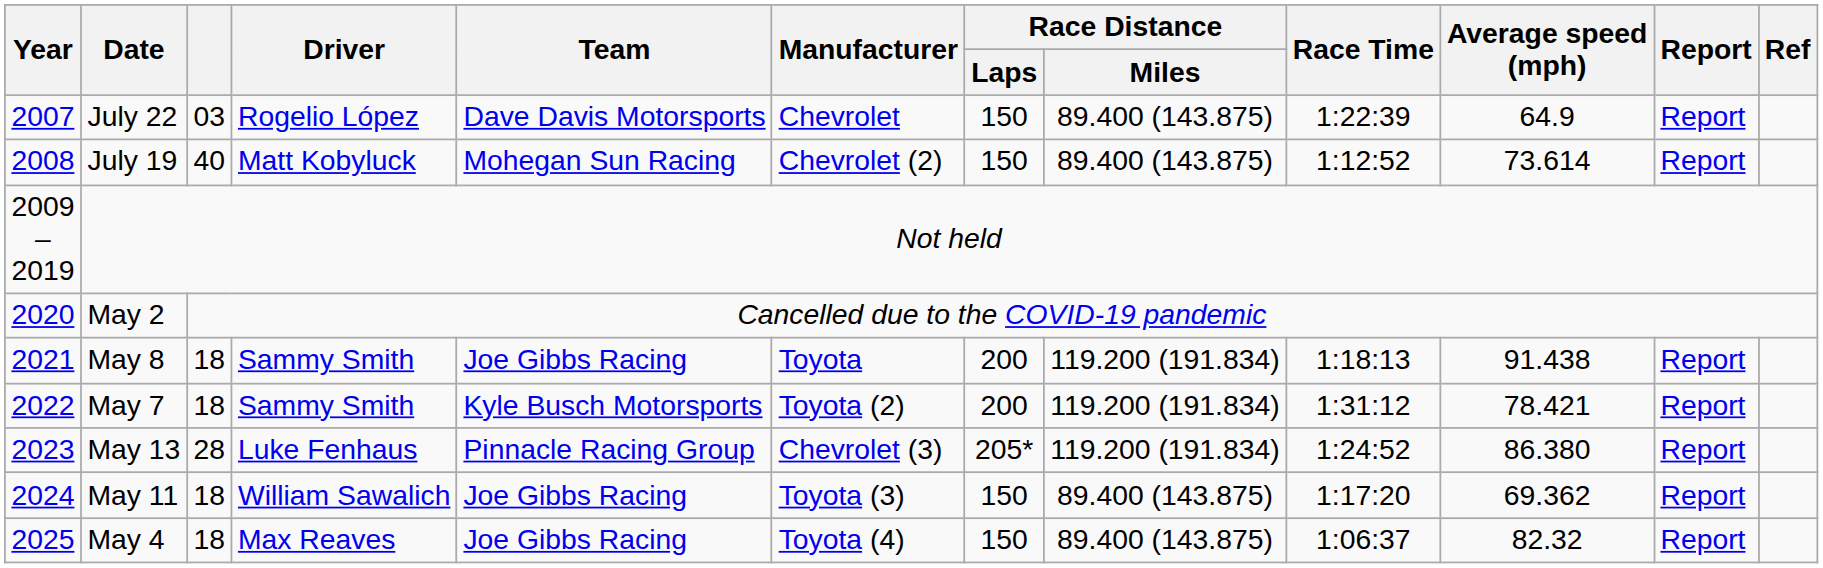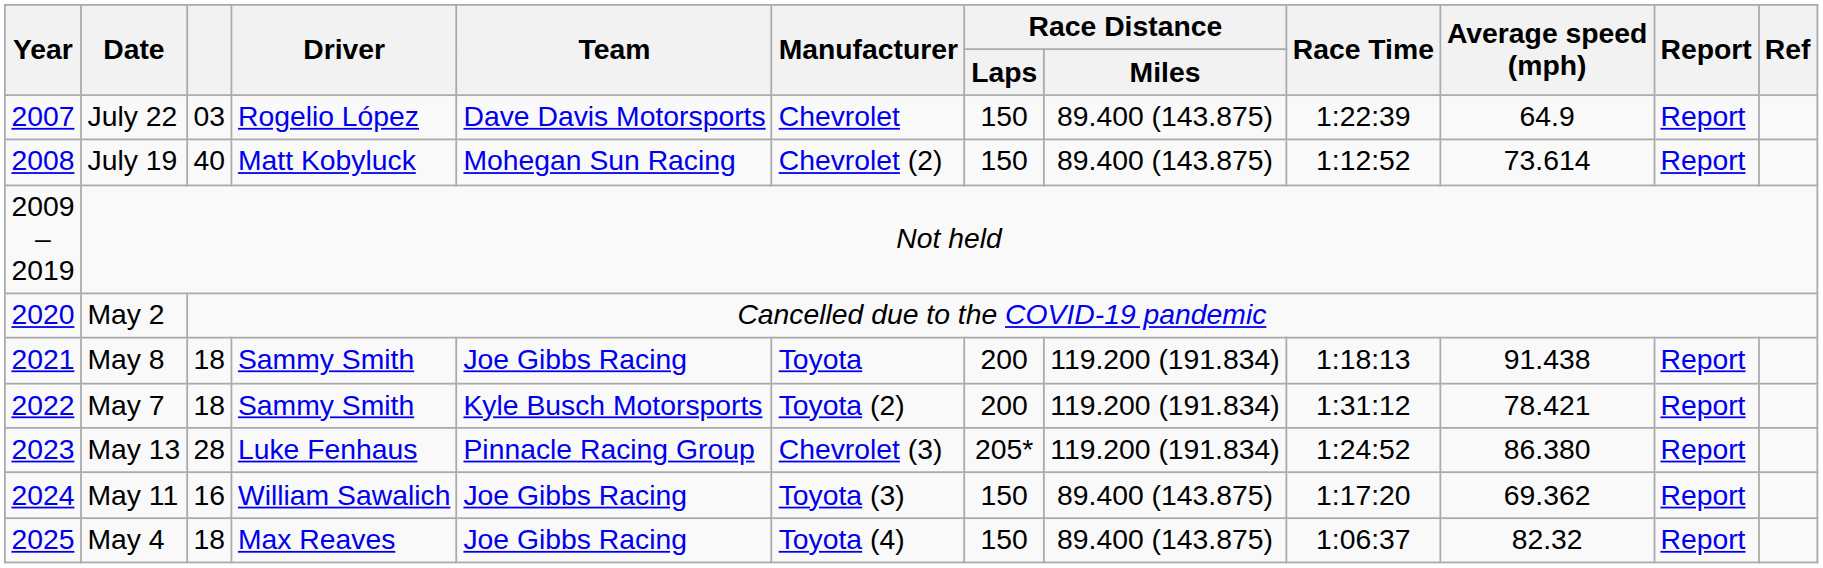(209, 494) 18 -> (209, 494) 16
